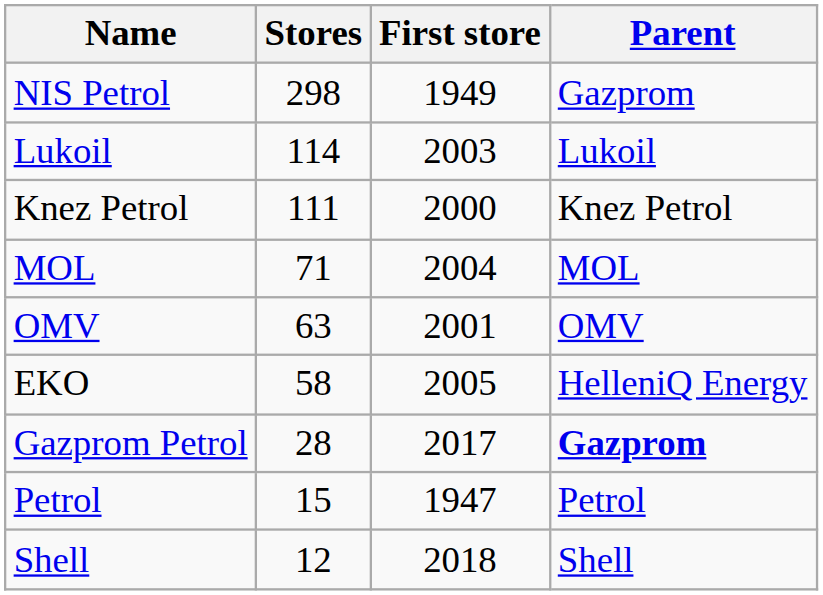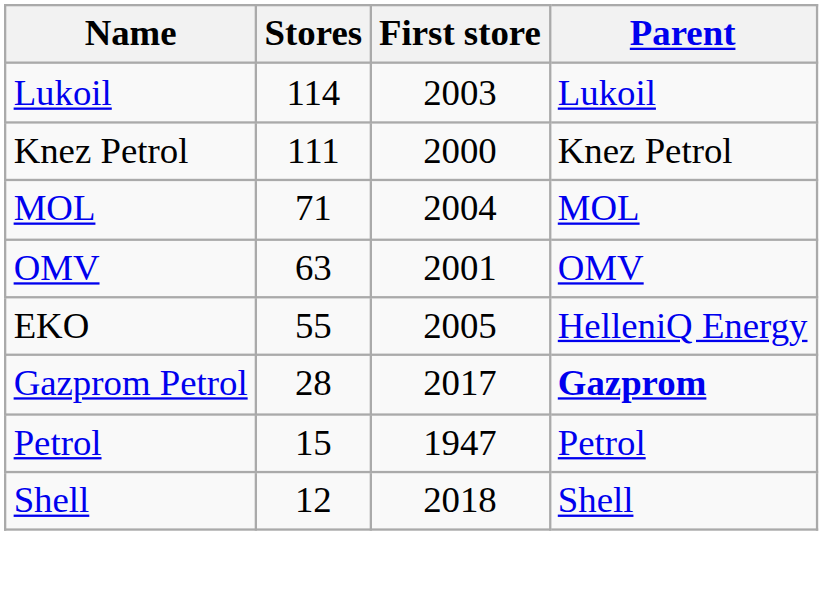- row: (92, 92)
(313, 383) 58 -> (313, 325) 55
